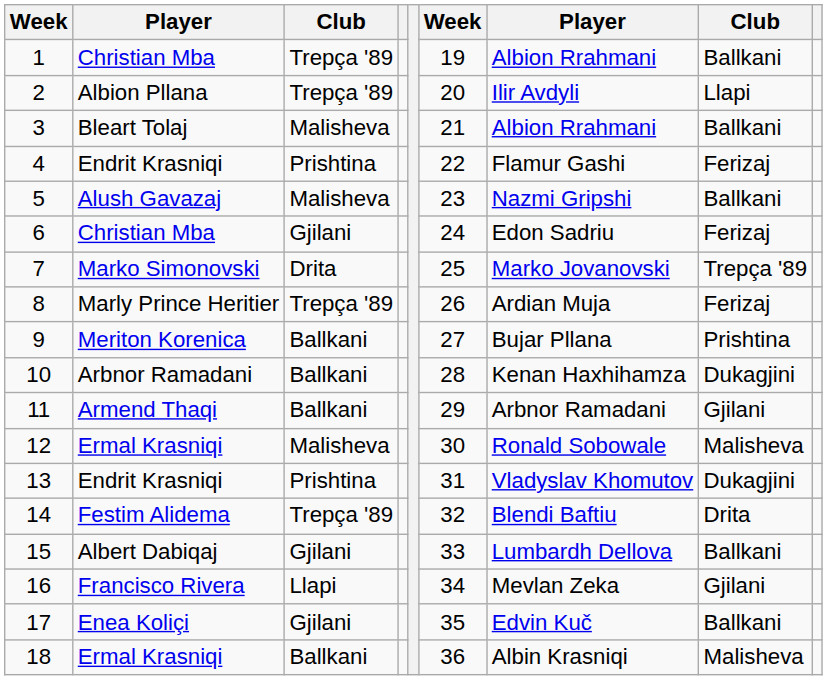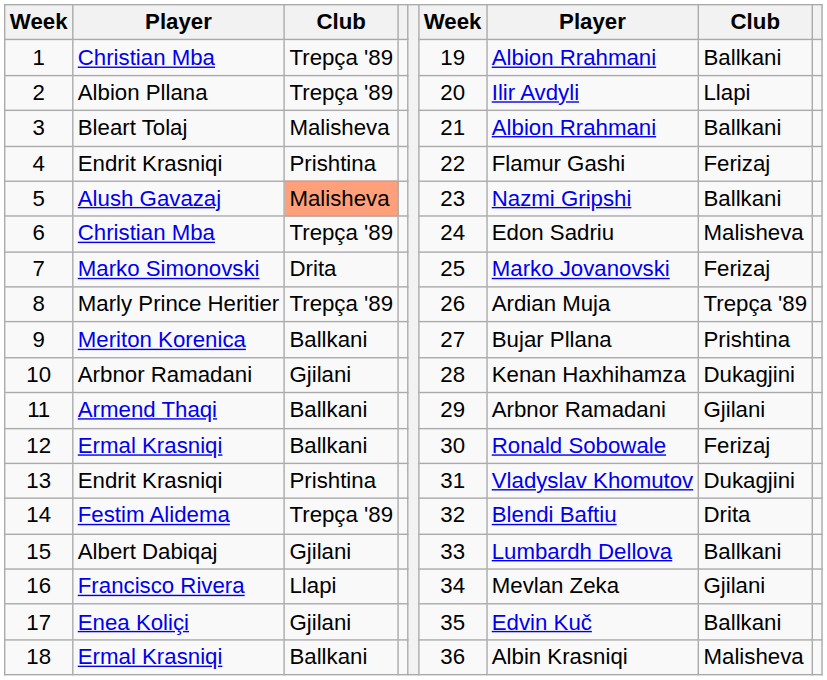(340, 198) no background -> (340, 198) lightsalmon background
(320, 233) Gjilani -> (341, 233) Trepça '89
(737, 233) Ferizaj -> (754, 233) Malisheva
(755, 269) Trepça '89 -> (737, 269) Ferizaj
(737, 304) Ferizaj -> (755, 304) Trepça '89
(328, 374) Ballkani -> (320, 374) Gjilani
(340, 445) Malisheva -> (328, 445) Ballkani
(754, 445) Malisheva -> (737, 445) Ferizaj
